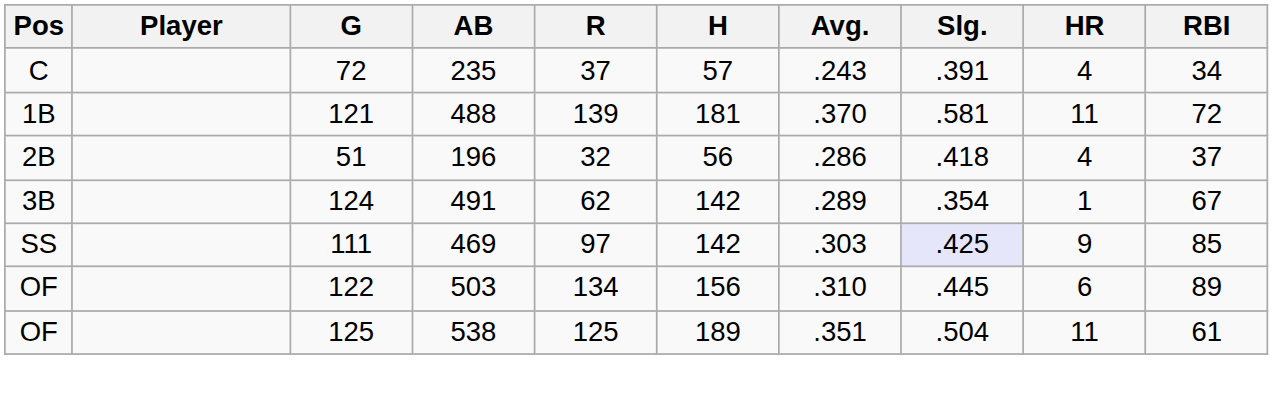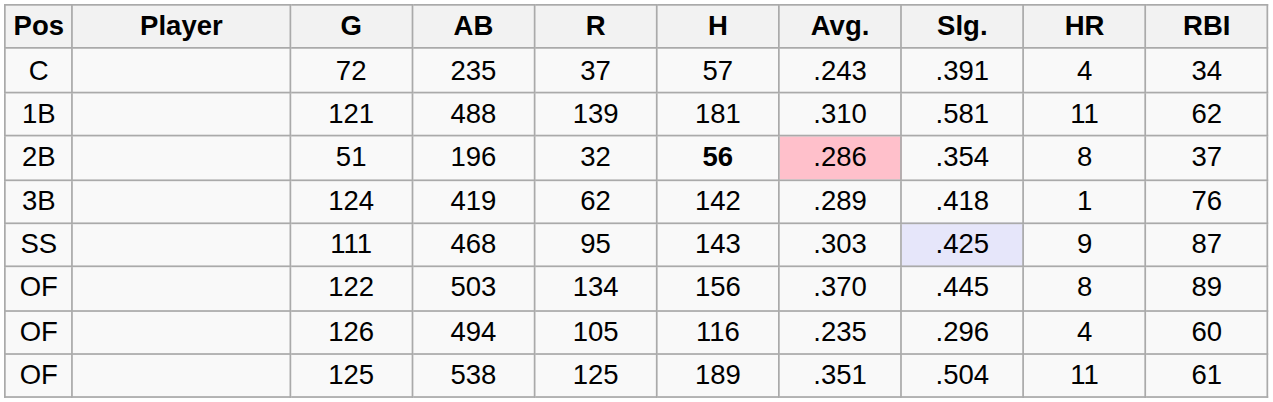(840, 113) .370 -> (840, 113) .310
(1207, 113) 72 -> (1207, 113) 62
(718, 157) normal -> (718, 157) bold
(840, 157) no background -> (840, 157) pink background
(962, 157) .418 -> (962, 157) .354
(1085, 157) 4 -> (1085, 157) 8
(473, 200) 491 -> (473, 200) 419
(962, 200) .354 -> (962, 200) .418
(1207, 200) 67 -> (1207, 200) 76
(473, 244) 469 -> (473, 244) 468
(596, 244) 97 -> (596, 244) 95
(718, 244) 142 -> (718, 244) 143
(1207, 244) 85 -> (1207, 244) 87
(840, 288) .310 -> (840, 288) .370
(1085, 288) 6 -> (1085, 288) 8
+ row: (351, 331)
